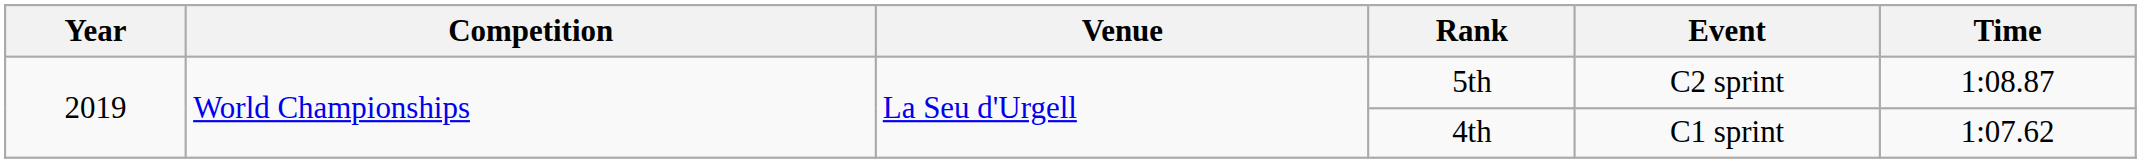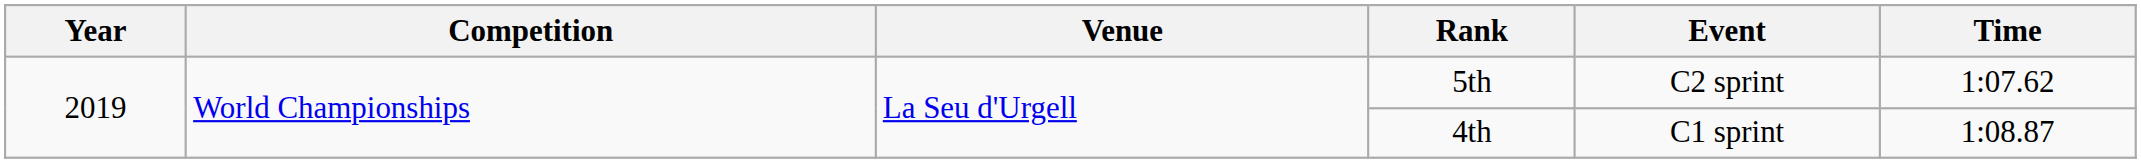(2008, 81) 1:08.87 -> (2008, 81) 1:07.62
(2008, 132) 1:07.62 -> (2008, 132) 1:08.87
